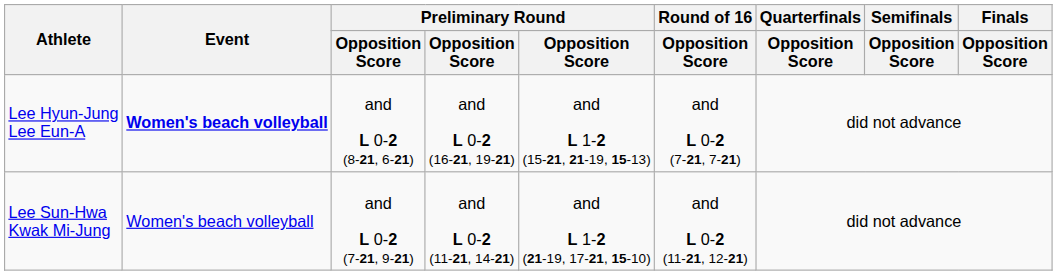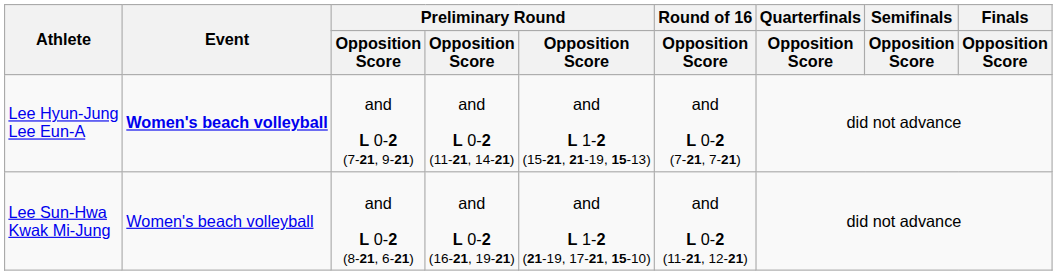(378, 133) and L 0-2 (8-21, 6-21) -> (378, 133) and L 0-2 (7-21, 9-21)
(472, 133) and L 0-2 (16-21, 19-21) -> (472, 133) and L 0-2 (11-21, 14-21)
(378, 231) and L 0-2 (7-21, 9-21) -> (378, 231) and L 0-2 (8-21, 6-21)
(472, 231) and L 0-2 (11-21, 14-21) -> (472, 231) and L 0-2 (16-21, 19-21)
